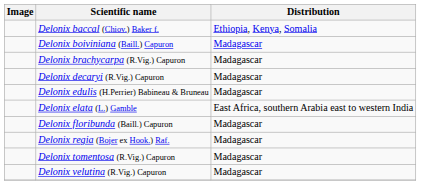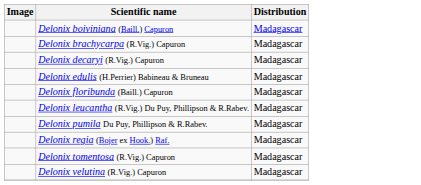- row: (98, 28)
- row: (87, 108)
+ row: (144, 108)
+ row: (123, 124)
